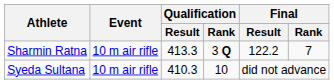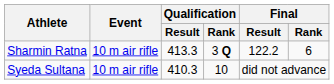(309, 51) 7 -> (309, 51) 6
